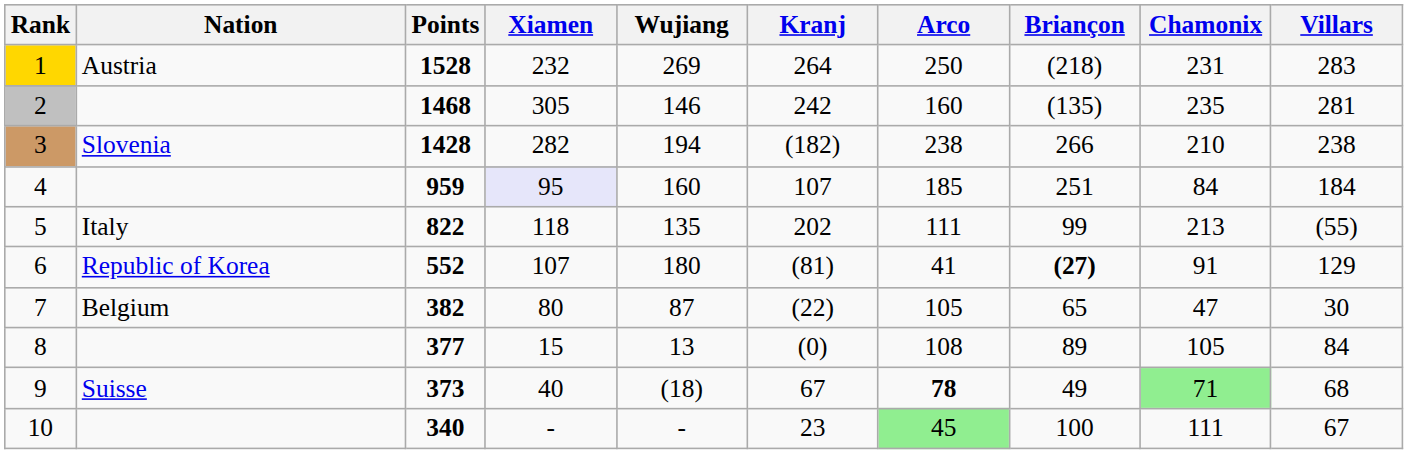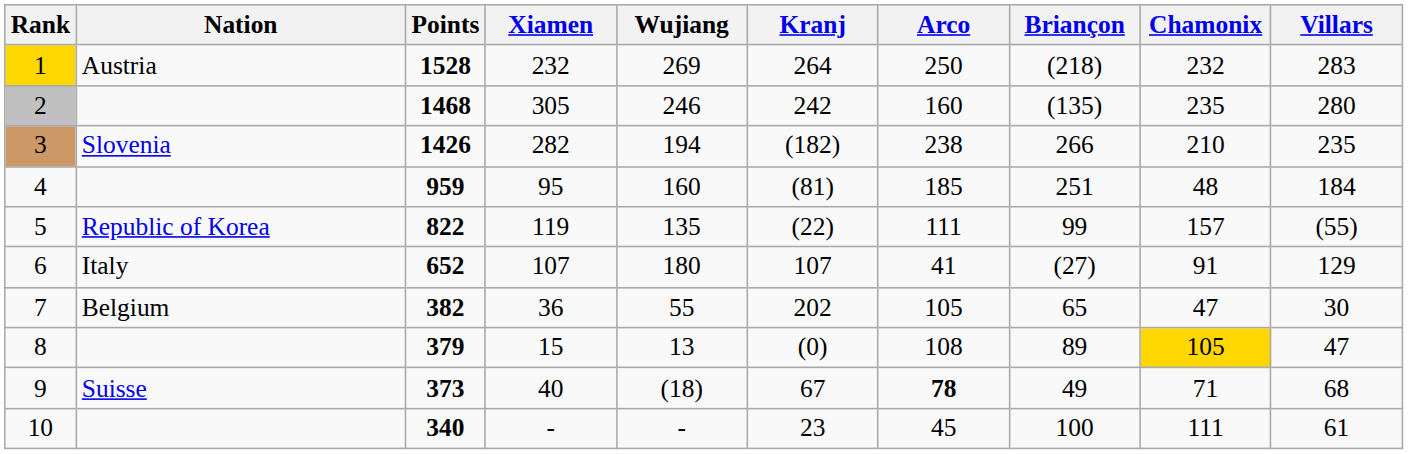(1206, 65) 231 -> (1206, 65) 232
(682, 105) 146 -> (682, 105) 246
(1337, 105) 281 -> (1337, 105) 280
(445, 145) 1428 -> (445, 145) 1426
(1337, 145) 238 -> (1337, 145) 235
(551, 186) lavender background -> (551, 186) no background
(813, 186) 107 -> (813, 186) (81)
(1206, 186) 84 -> (1206, 186) 48
(105, 226) Italy -> (176, 226) Republic of Korea
(551, 226) 118 -> (551, 226) 119
(813, 226) 202 -> (813, 226) (22)
(1206, 226) 213 -> (1206, 226) 157
(176, 266) Republic of Korea -> (105, 266) Italy
(445, 266) 552 -> (445, 266) 652
(813, 266) (81) -> (813, 266) 107
(1075, 266) bold -> (1075, 266) normal
(551, 307) 80 -> (551, 307) 36
(682, 307) 87 -> (682, 307) 55
(813, 307) (22) -> (813, 307) 202
(445, 347) 377 -> (445, 347) 379
(1206, 347) no background -> (1206, 347) gold background
(1337, 347) 84 -> (1337, 347) 47
(1206, 387) lightgreen background -> (1206, 387) no background
(944, 428) lightgreen background -> (944, 428) no background
(1337, 428) 67 -> (1337, 428) 61
